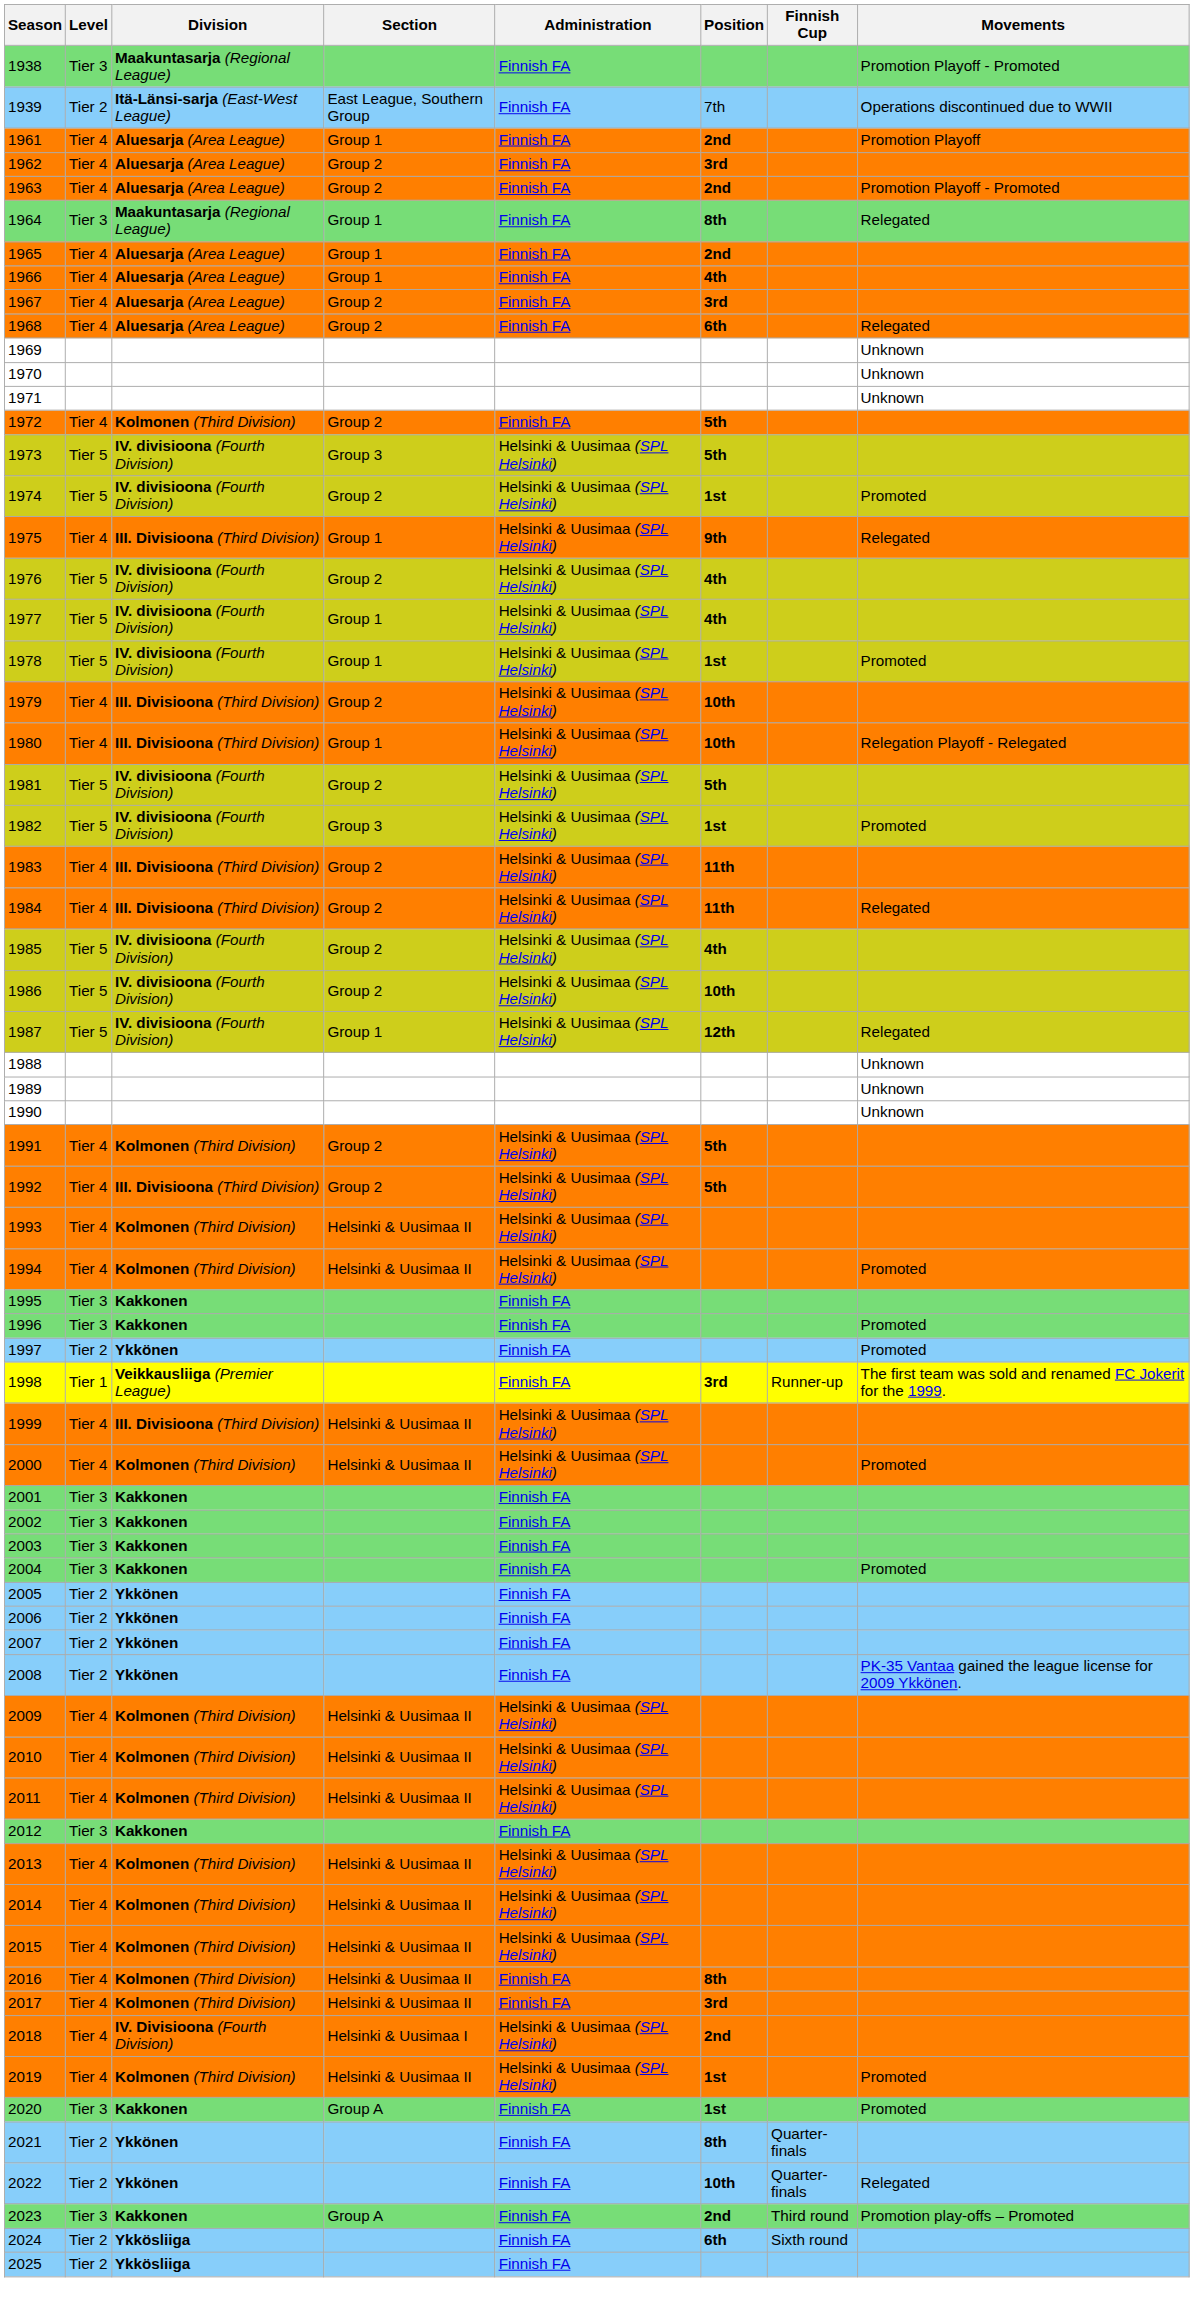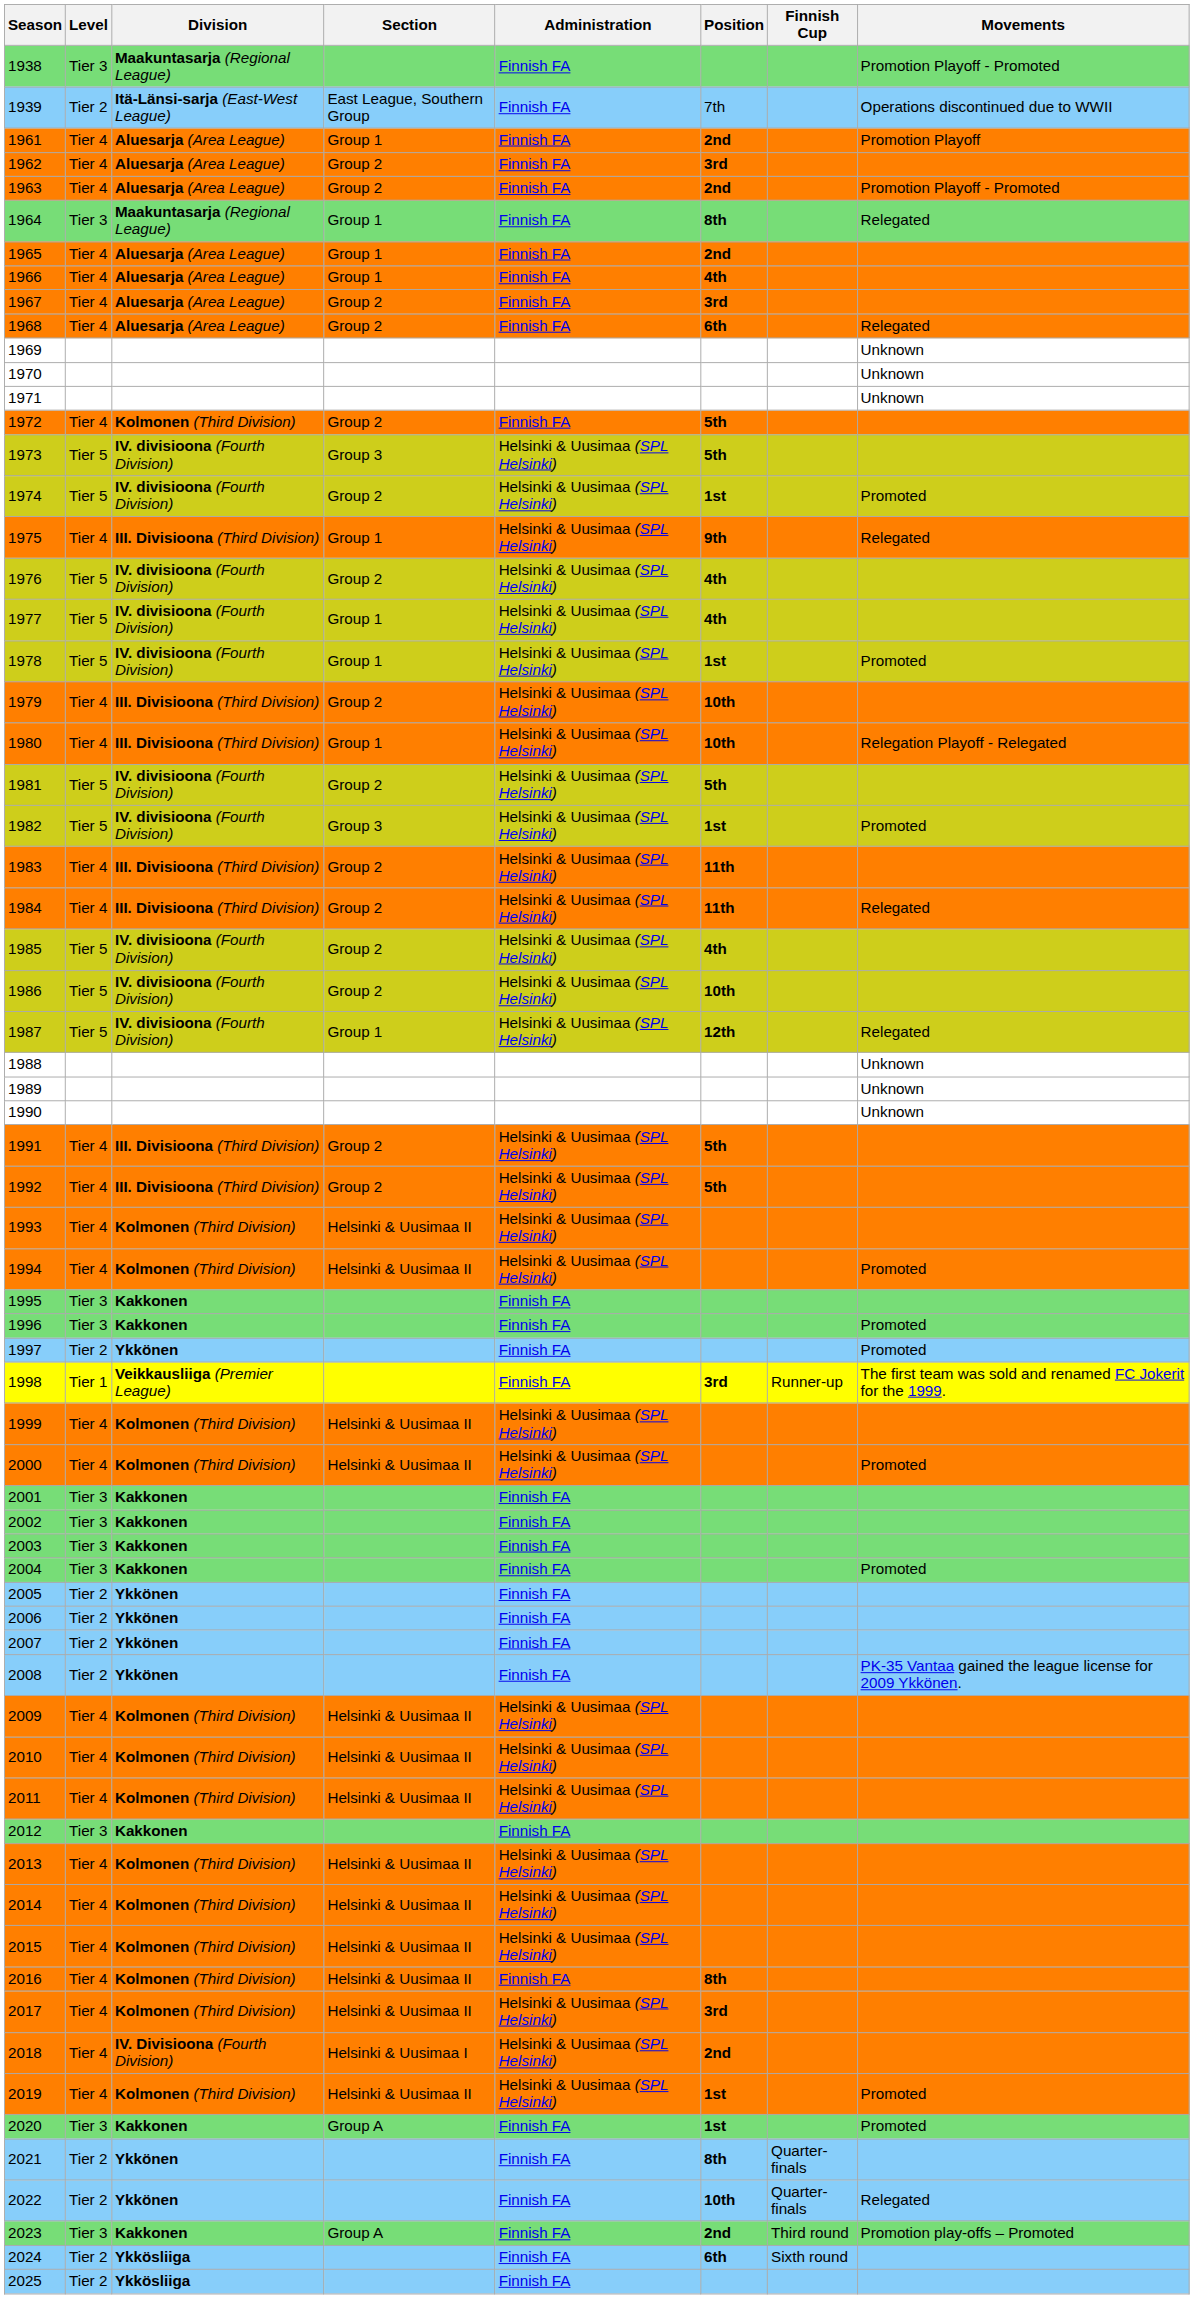(205, 1145) Kolmonen (Third Division) -> (217, 1145) III. Divisioona (Third Division)
(217, 1423) III. Divisioona (Third Division) -> (205, 1423) Kolmonen (Third Division)
(535, 2003) Finnish FA -> (584, 2011) Helsinki & Uusimaa (SPL Helsinki)
